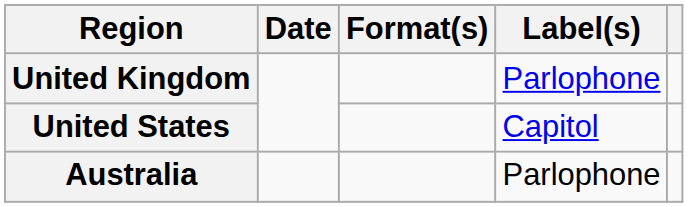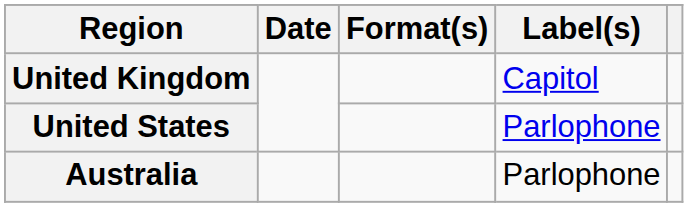(582, 77) Parlophone -> (551, 77) Capitol
(551, 126) Capitol -> (582, 126) Parlophone
